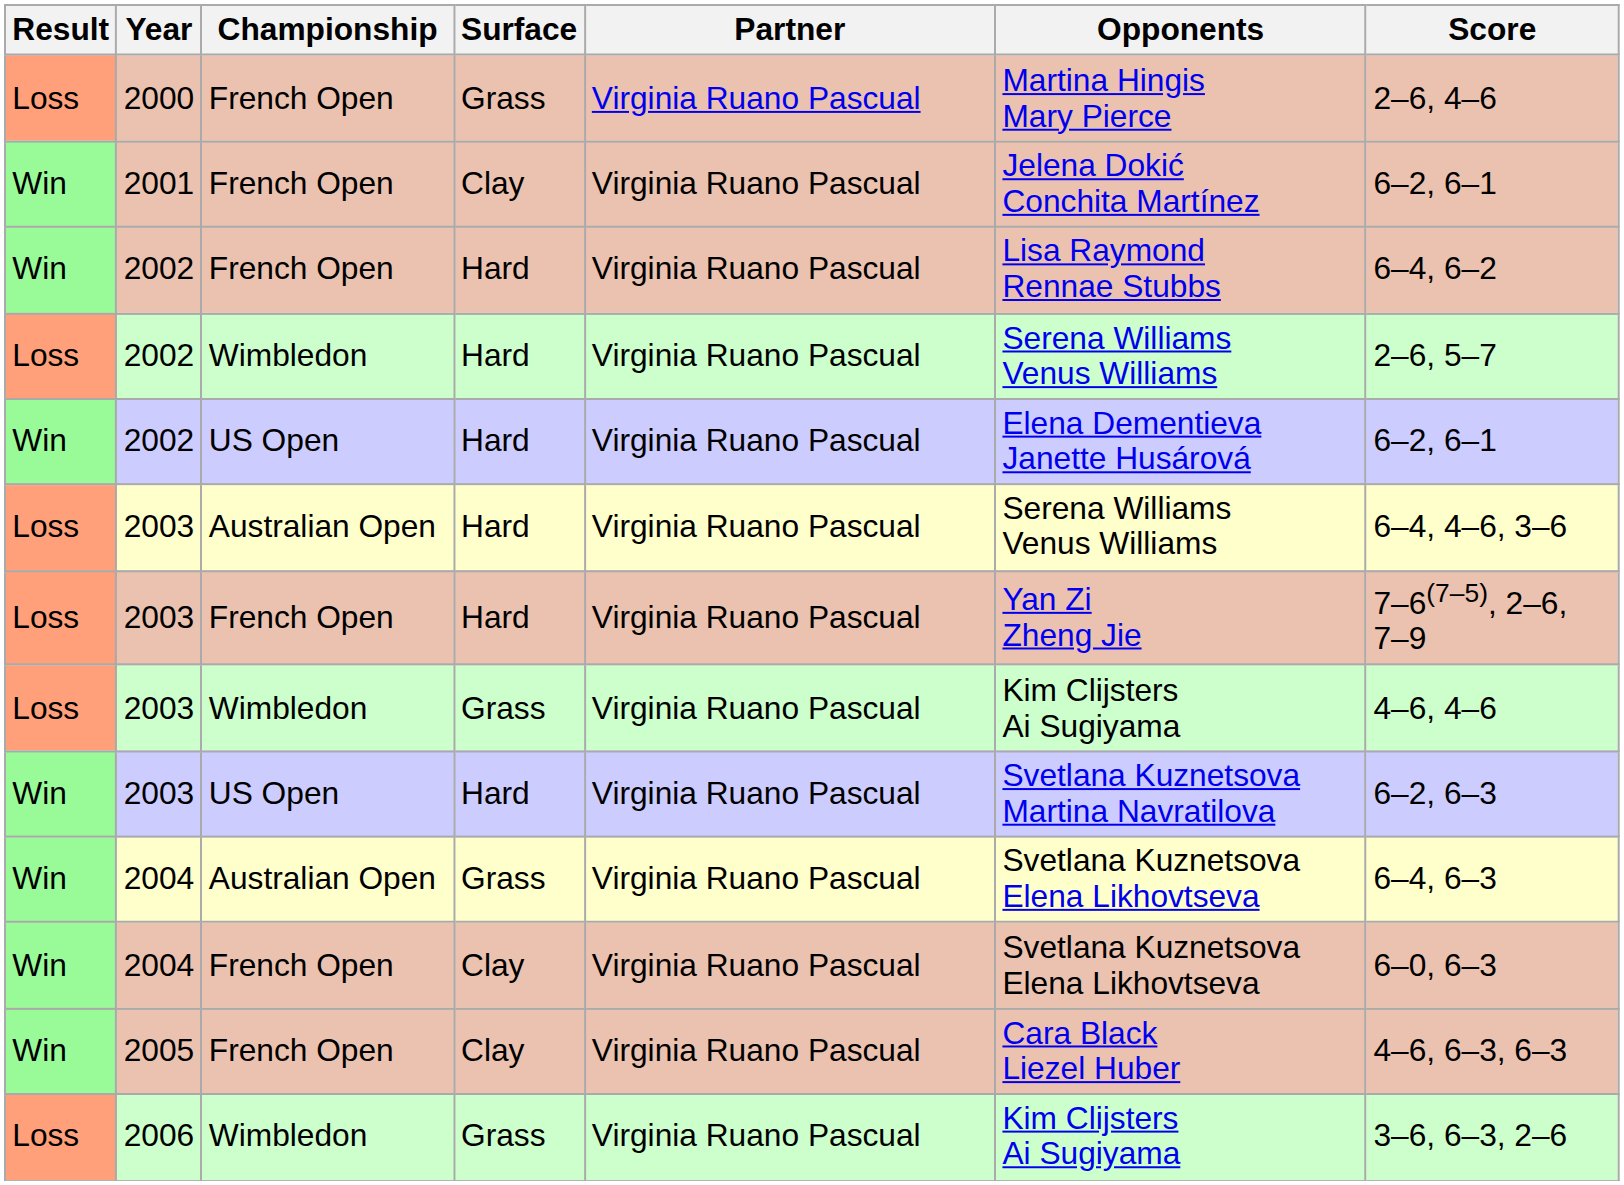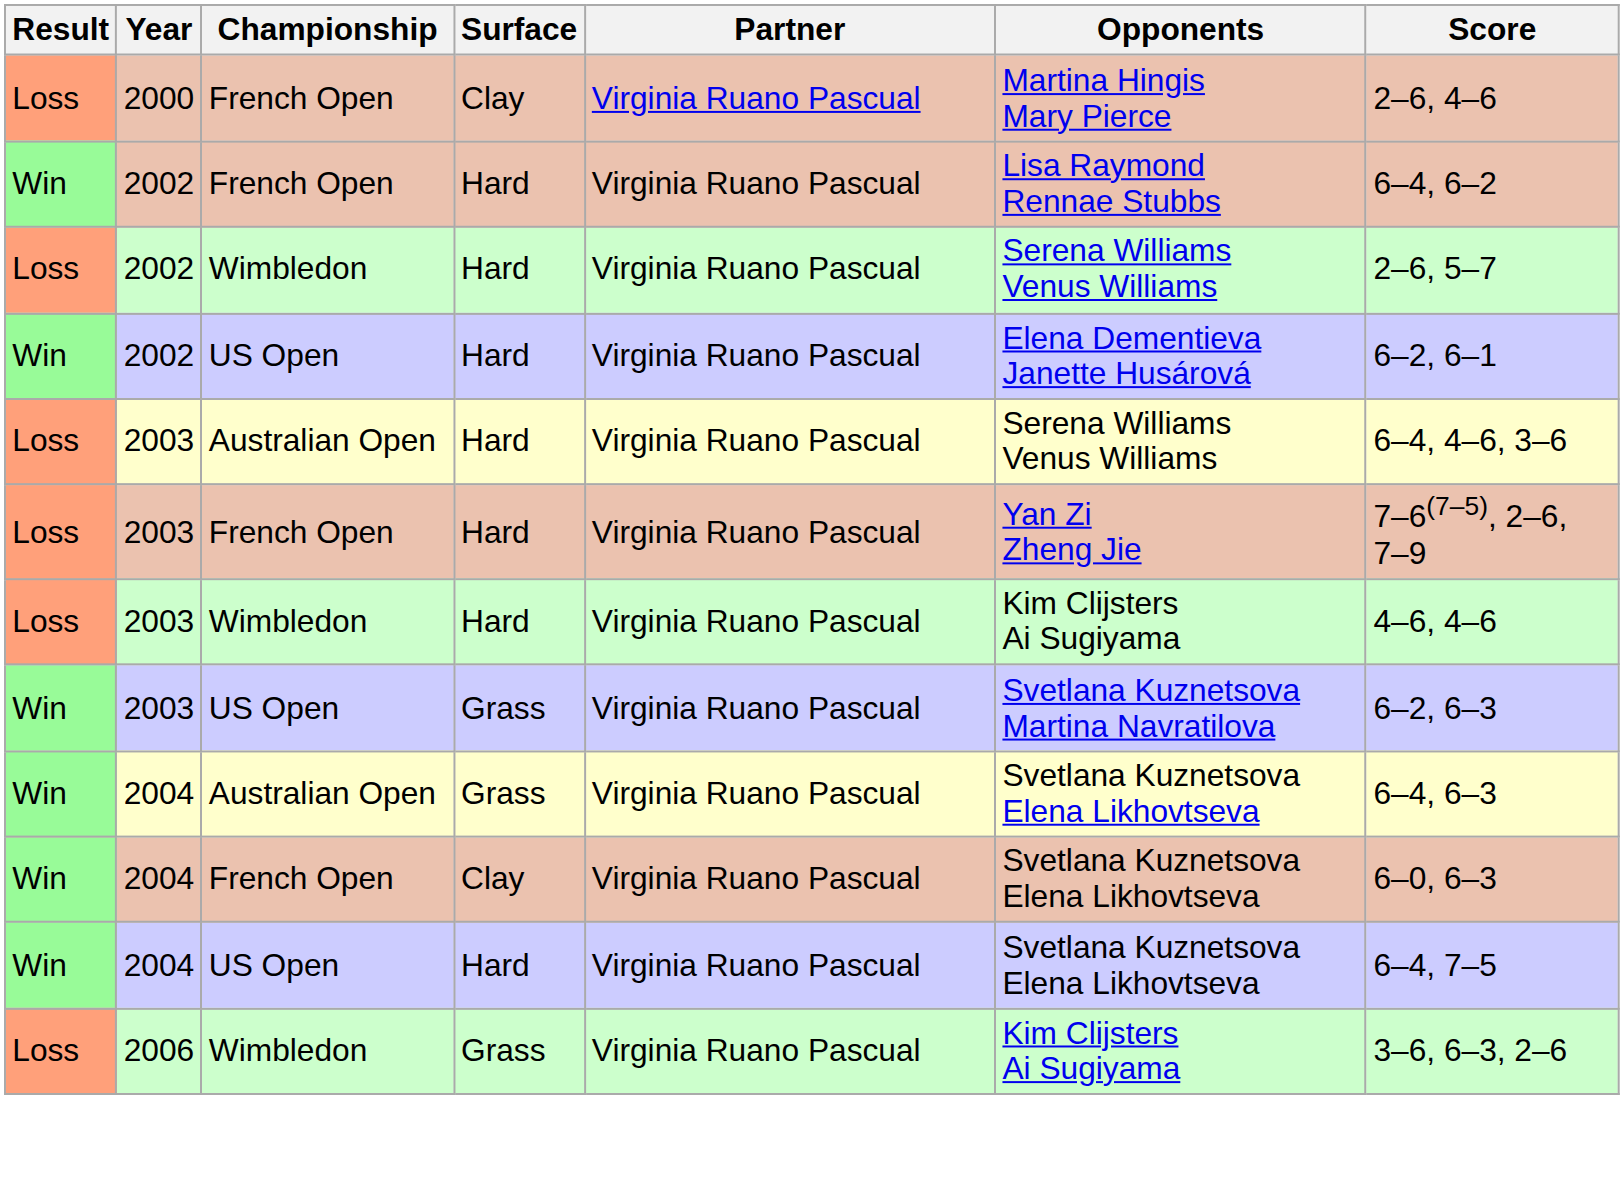(503, 97) Grass -> (493, 97) Clay
- row: (159, 183)
(503, 707) Grass -> (495, 621) Hard
(495, 793) Hard -> (503, 707) Grass
+ row: (159, 965)
- row: (159, 1050)
